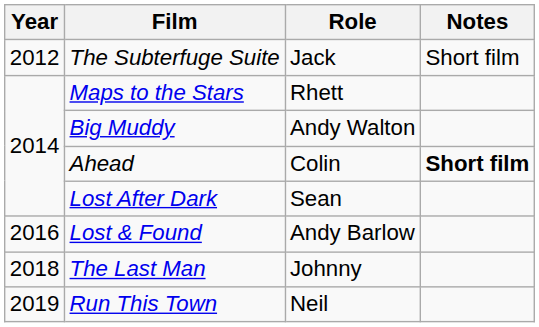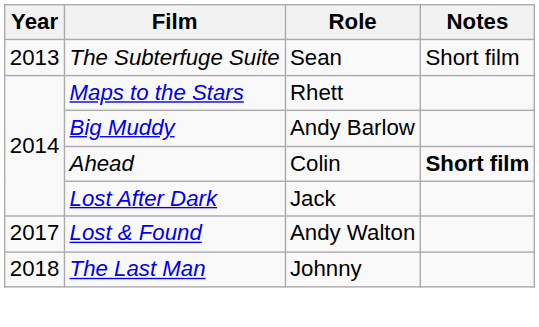(35, 57) 2012 -> (35, 57) 2013
(313, 57) Jack -> (316, 57) Sean
(353, 127) Andy Walton -> (352, 127) Andy Barlow
(316, 198) Sean -> (313, 198) Jack
(35, 233) 2016 -> (35, 233) 2017
(352, 233) Andy Barlow -> (353, 233) Andy Walton
- row: (143, 304)
